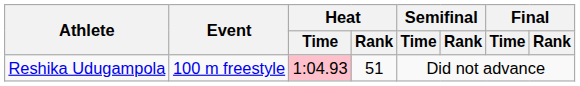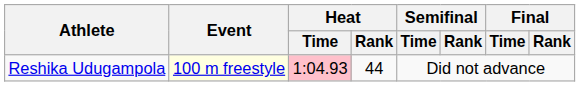(229, 68) no background -> (229, 68) lightyellow background
(374, 68) 51 -> (374, 68) 44
